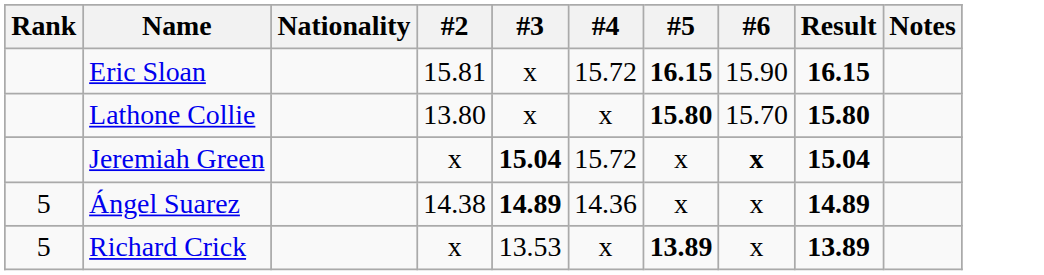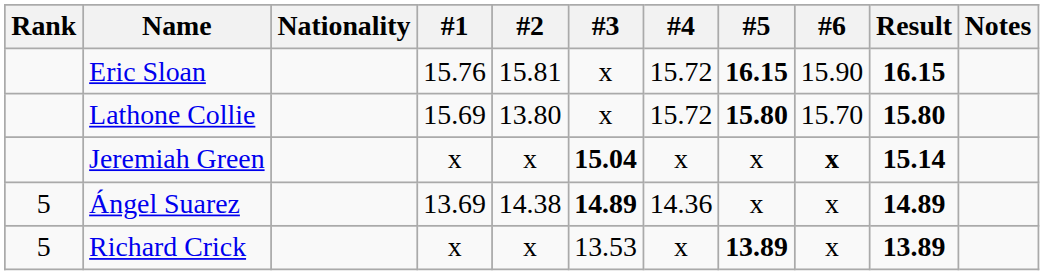+ column: (455, 26)
(606, 114) x -> (681, 114) 15.72
(606, 159) 15.72 -> (681, 159) x
(839, 159) 15.04 -> (914, 159) 15.14
